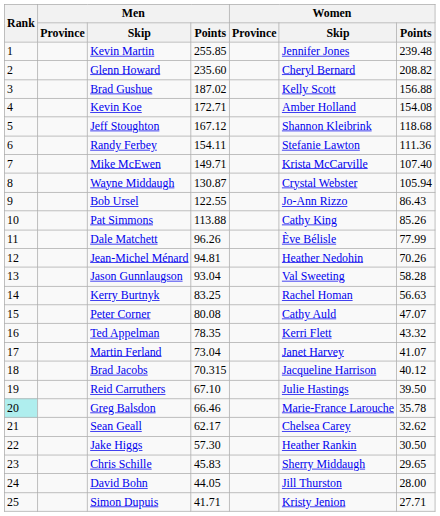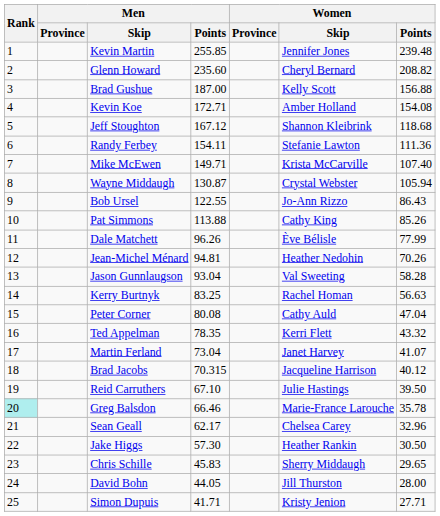(210, 88) 187.02 -> (210, 88) 187.00
(413, 314) 47.07 -> (413, 314) 47.04
(413, 426) 32.62 -> (413, 426) 32.96
